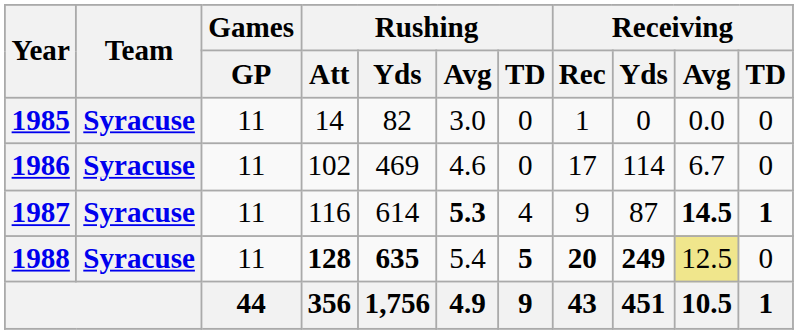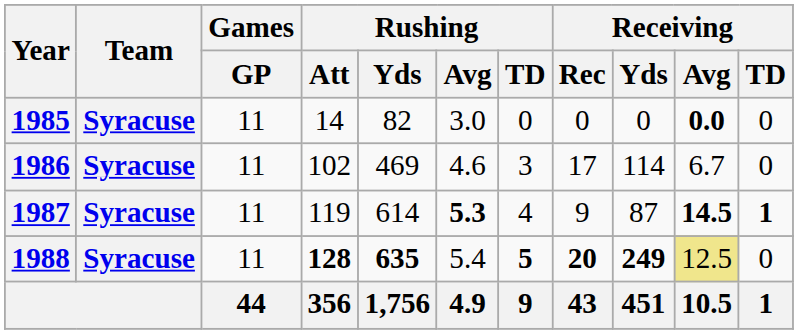(582, 119) 1 -> (582, 119) 0
(707, 119) normal -> (707, 119) bold
(525, 166) 0 -> (525, 166) 3
(329, 212) 116 -> (329, 212) 119
